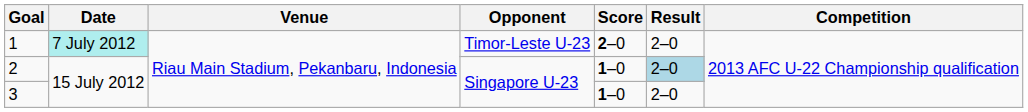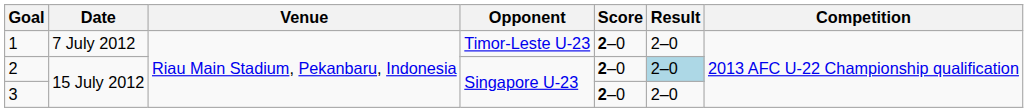(94, 44) paleturquoise background -> (94, 44) no background
(611, 69) 1–0 -> (611, 69) 2–0
(611, 95) 1–0 -> (611, 95) 2–0
